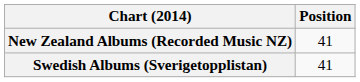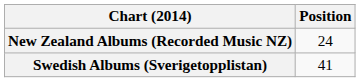(325, 40) 41 -> (325, 40) 24
